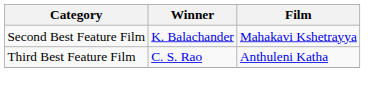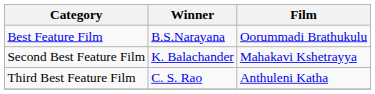+ row: (55, 36)
